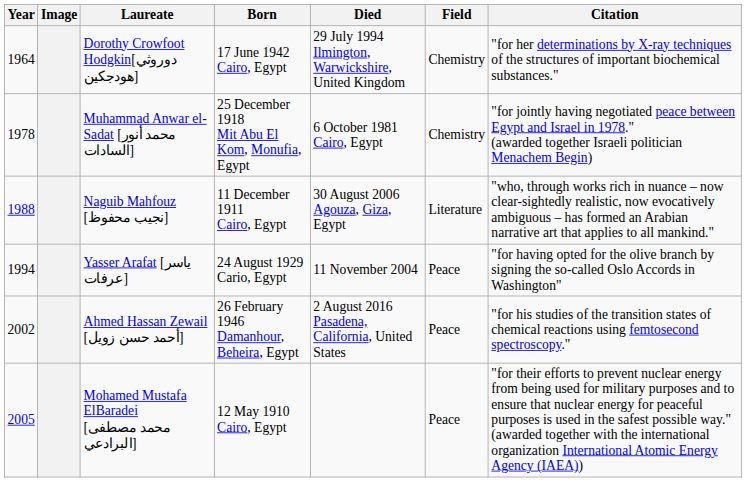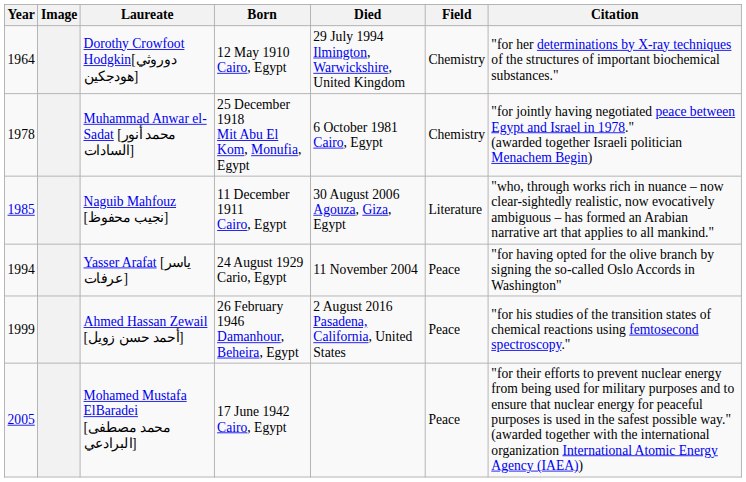(253, 59) 17 June 1942 Cairo, Egypt -> (253, 59) 12 May 1910 Cairo, Egypt
(21, 210) 1988 -> (21, 210) 1985
(21, 329) 2002 -> (21, 329) 1999
(253, 420) 12 May 1910 Cairo, Egypt -> (253, 420) 17 June 1942 Cairo, Egypt
